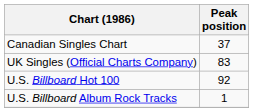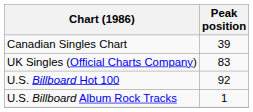(224, 44) 37 -> (224, 44) 39
